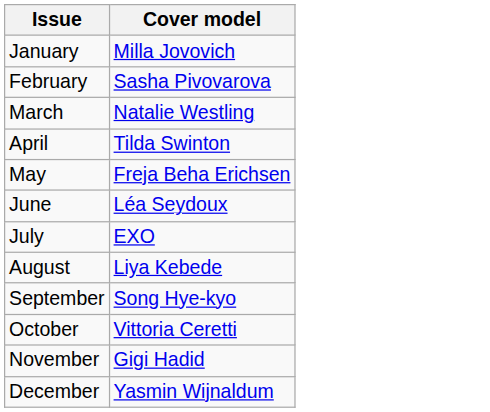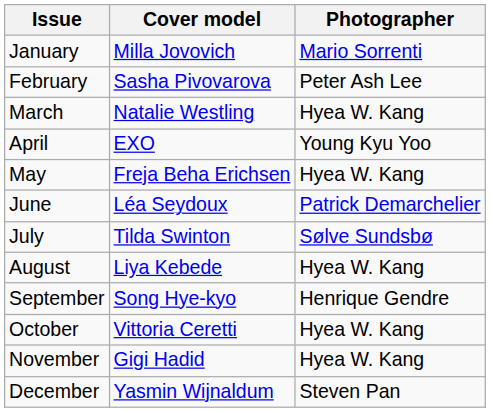+ column: (390, 19)
(172, 143) Tilda Swinton -> (134, 143) EXO
(134, 236) EXO -> (172, 236) Tilda Swinton
